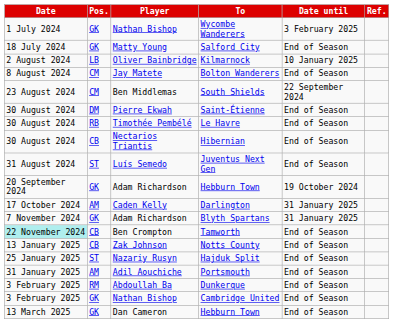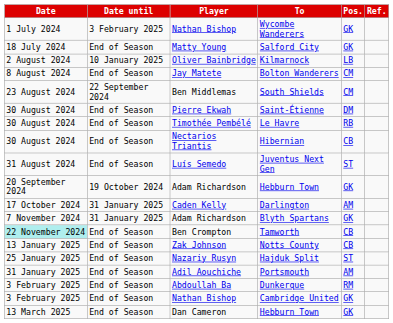columns swapped: (99, 11) <-> (324, 11)
